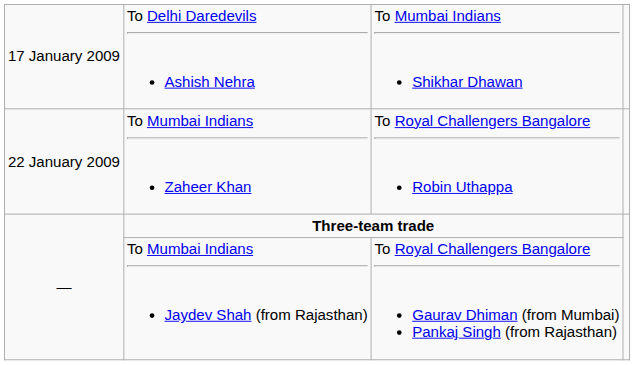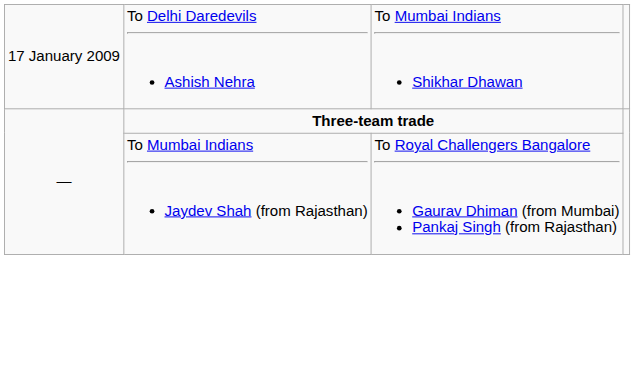- row: (247, 154)
